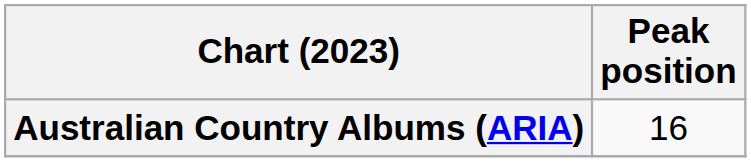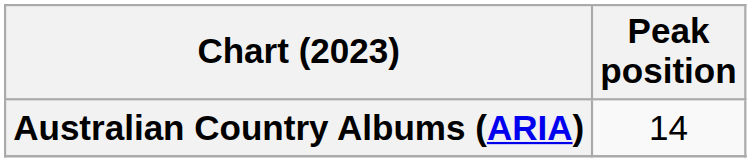(668, 127) 16 -> (668, 127) 14
